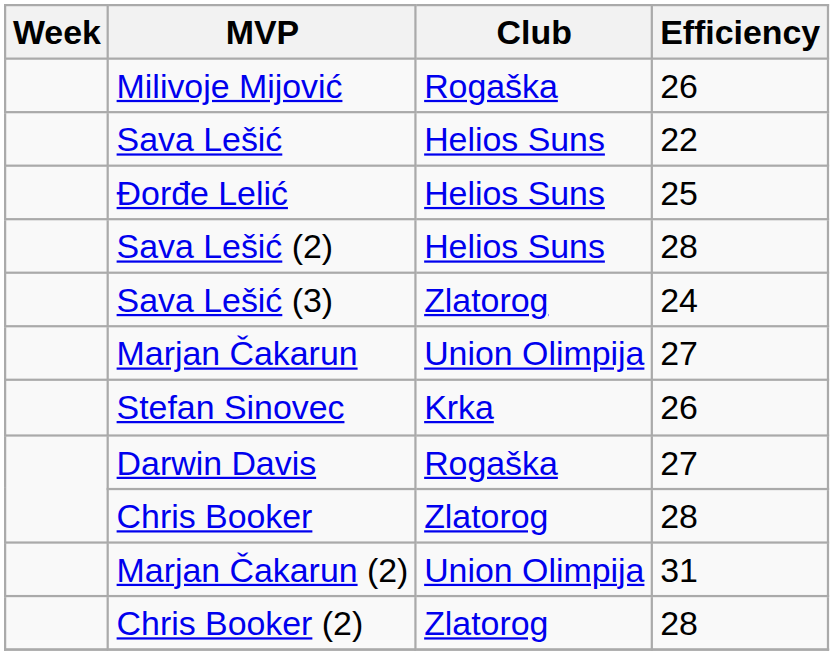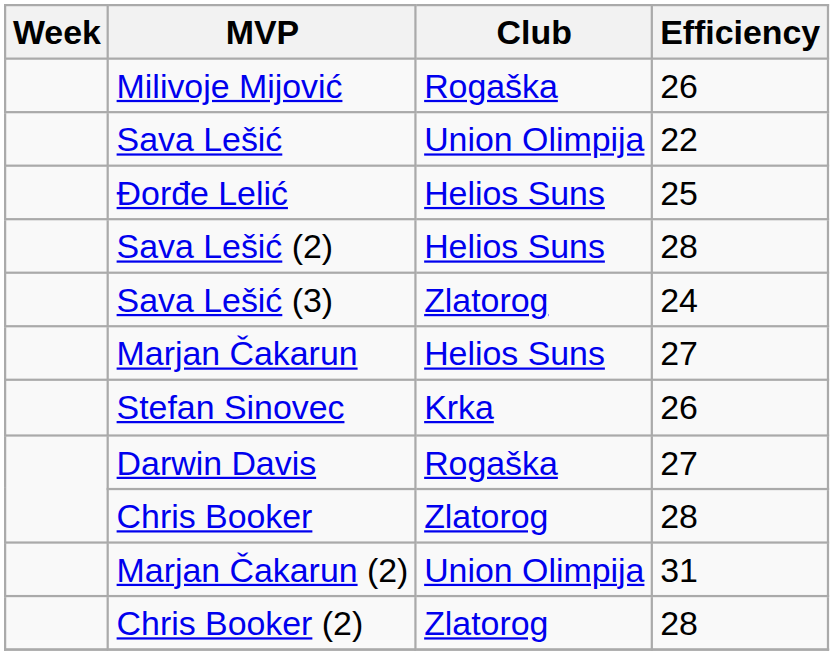(515, 139) Helios Suns -> (534, 139) Union Olimpija
(534, 354) Union Olimpija -> (515, 354) Helios Suns
